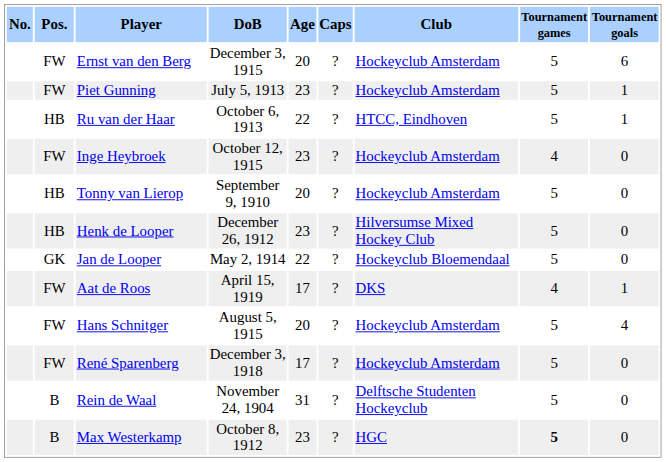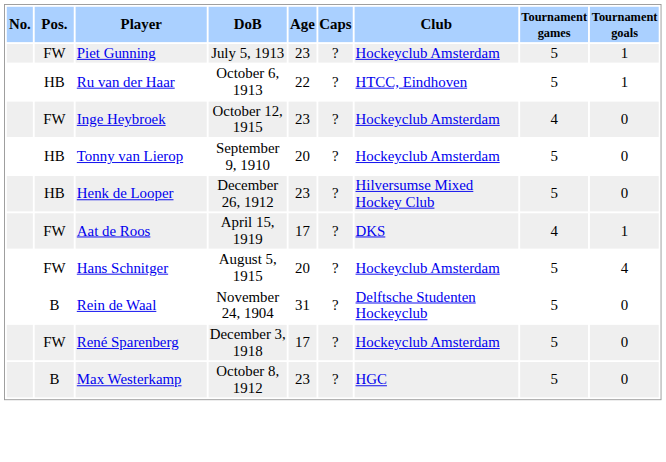- row: (134, 61)
- row: (119, 259)
rows swapped: (128, 363) <-> (117, 400)
(554, 437) bold -> (554, 379) normal
